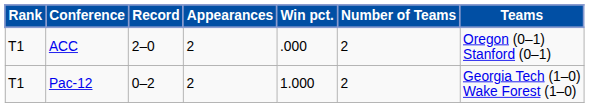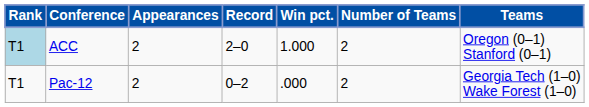columns swapped: (230, 16) <-> (156, 16)
(16, 46) no background -> (16, 46) lightblue background
(293, 46) .000 -> (297, 46) 1.000
(297, 83) 1.000 -> (293, 83) .000
